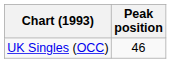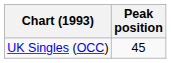(139, 48) 46 -> (139, 48) 45
